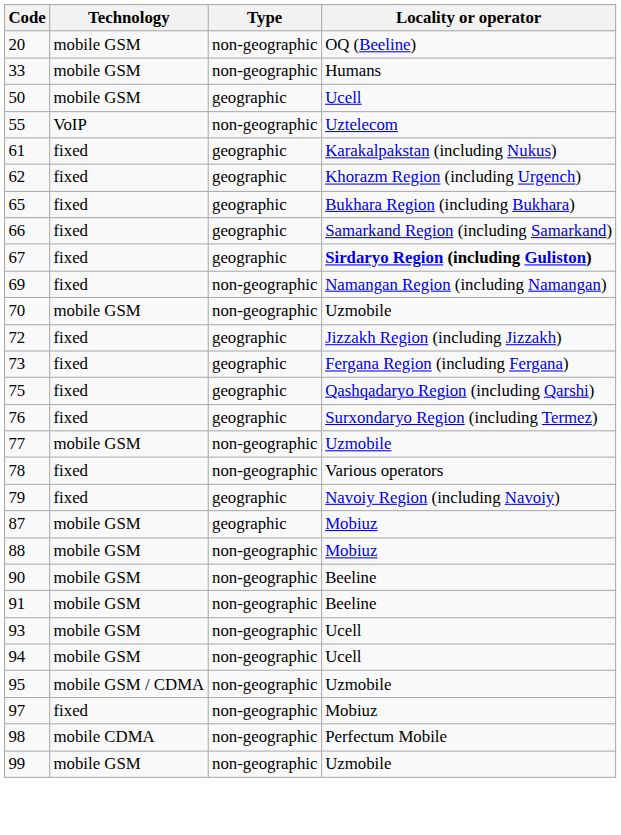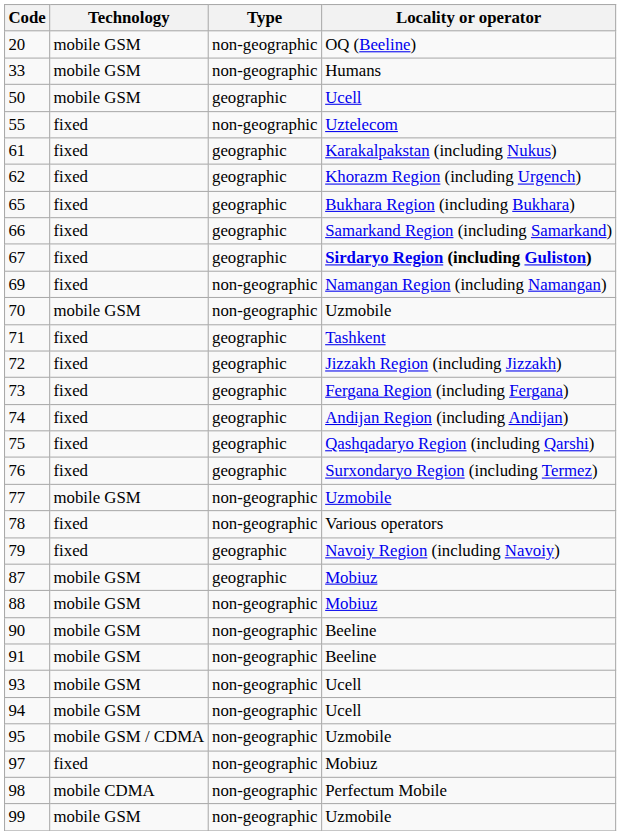(70, 124) VoIP -> (71, 124) fixed
+ row: (17, 337)
+ row: (17, 417)
